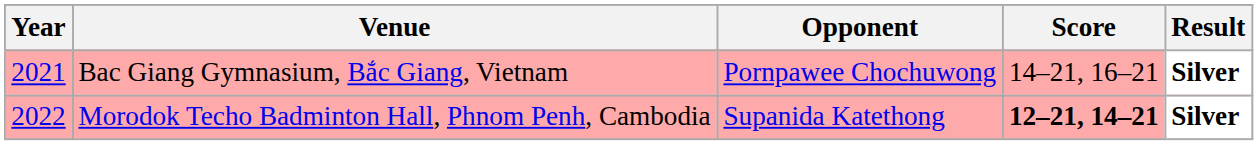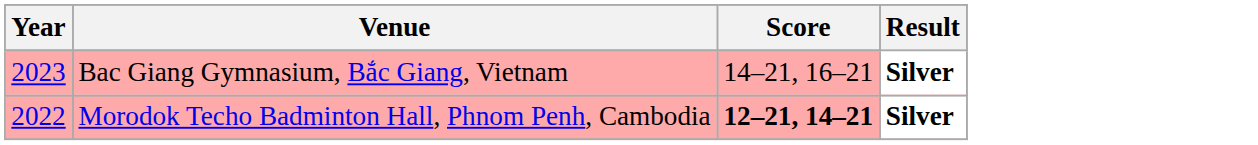- column: (860, 27)
(39, 72) 2021 -> (39, 72) 2023
